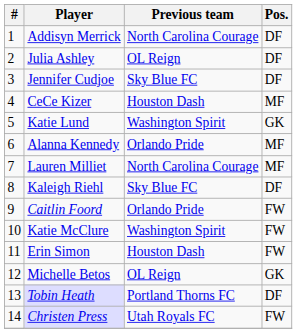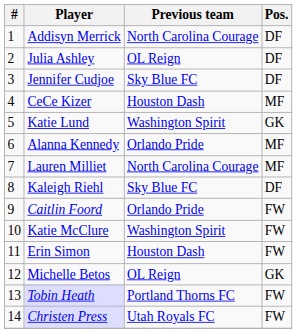(273, 295) DF -> (275, 295) FW
